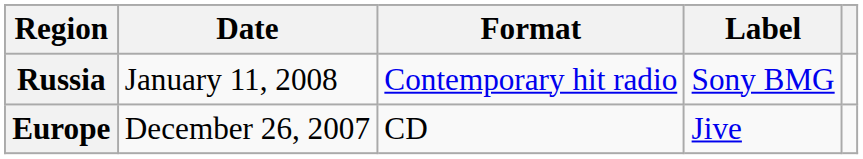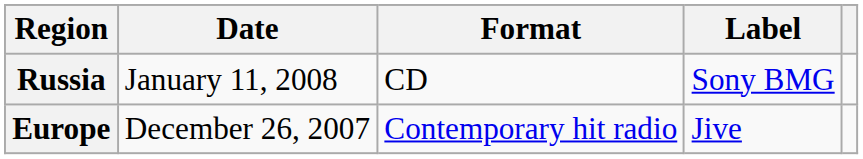(531, 78) Contemporary hit radio -> (406, 78) CD
(406, 128) CD -> (531, 128) Contemporary hit radio
